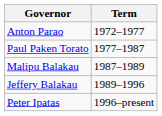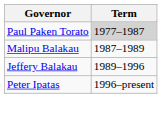- row: (35, 31)
(119, 48) no background -> (119, 31) lightgrey background
